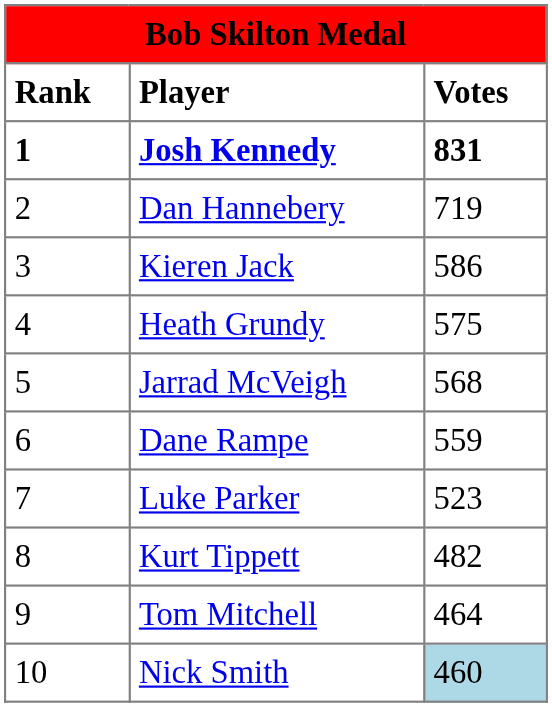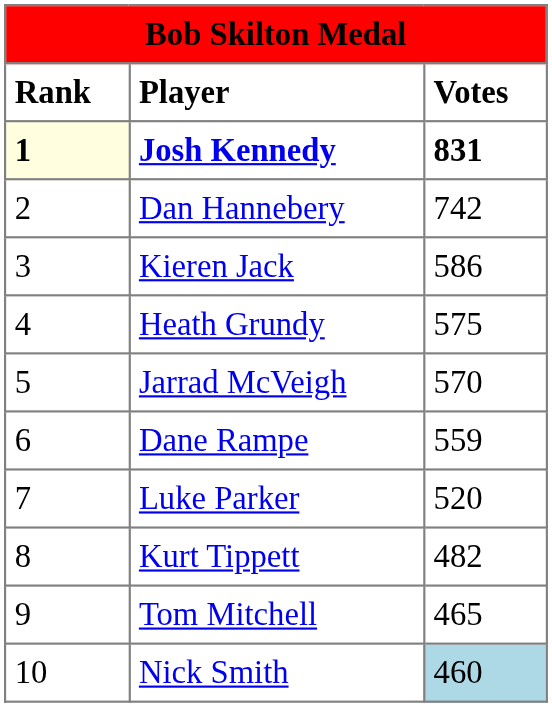(23, 149) no background -> (23, 149) lightyellow background
(458, 207) 719 -> (458, 207) 742
(458, 381) 568 -> (458, 381) 570
(458, 497) 523 -> (458, 497) 520
(458, 614) 464 -> (458, 614) 465
